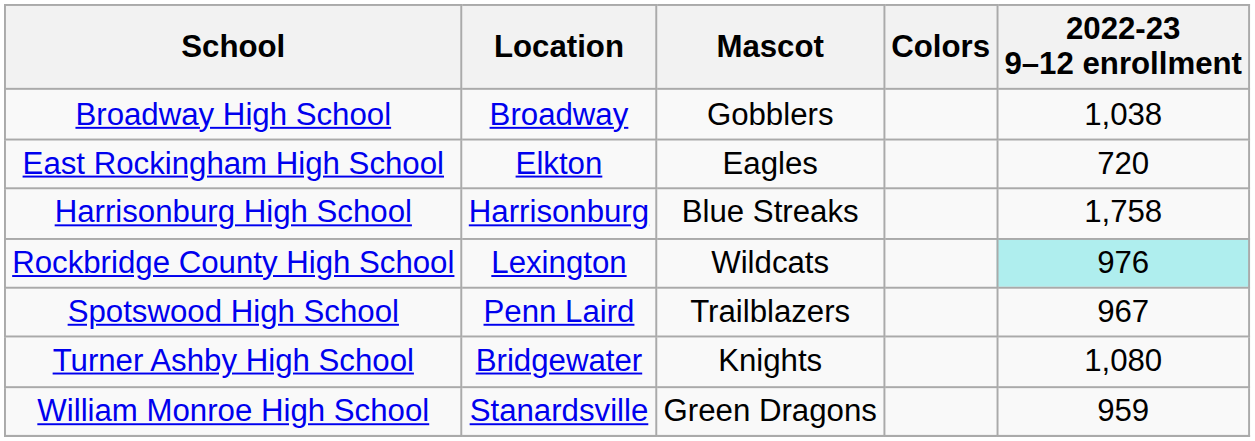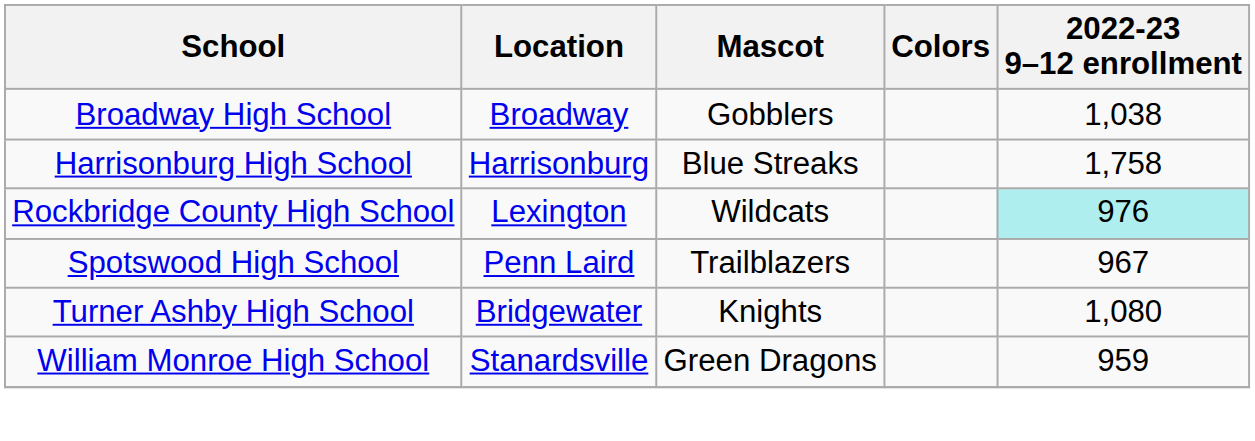- row: (233, 163)
